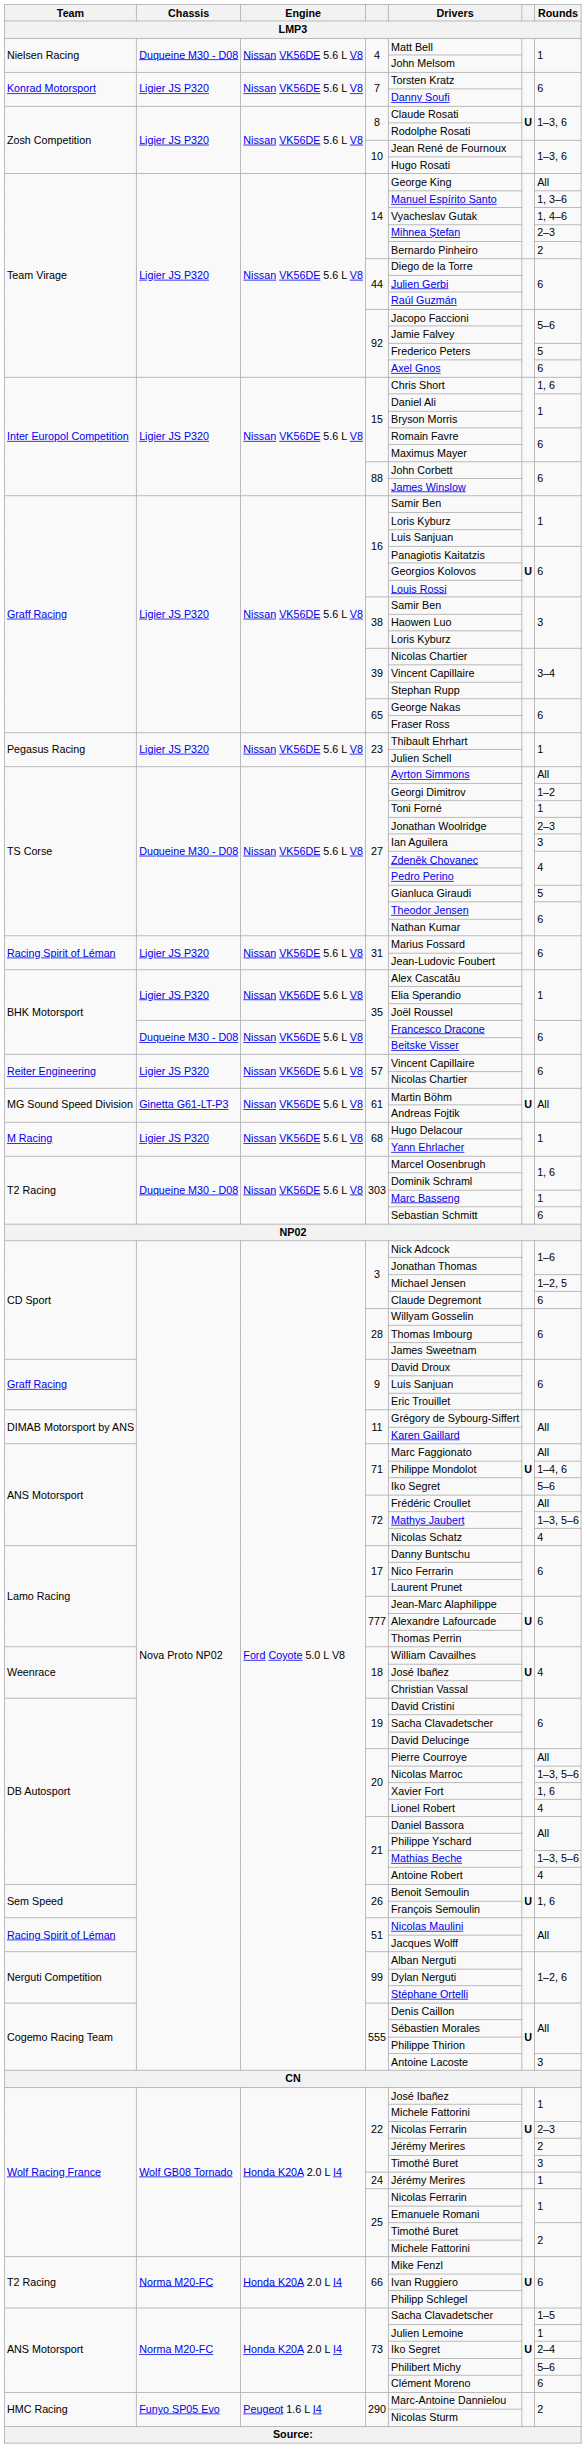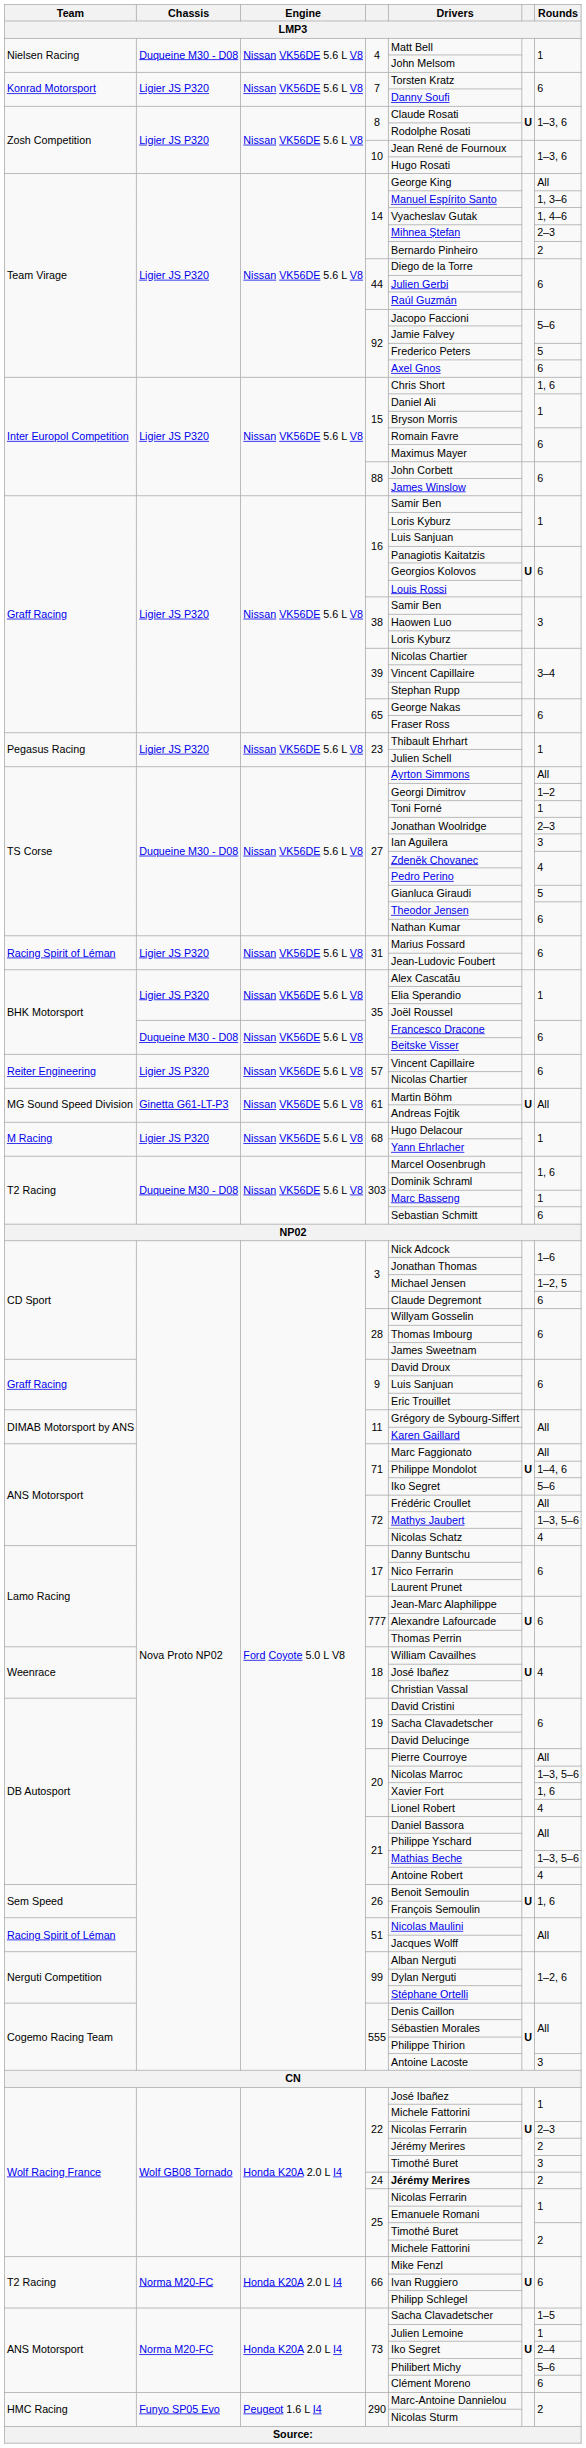(428, 2180) normal -> (430, 2180) bold
(540, 2180) 1 -> (540, 2180) 2
